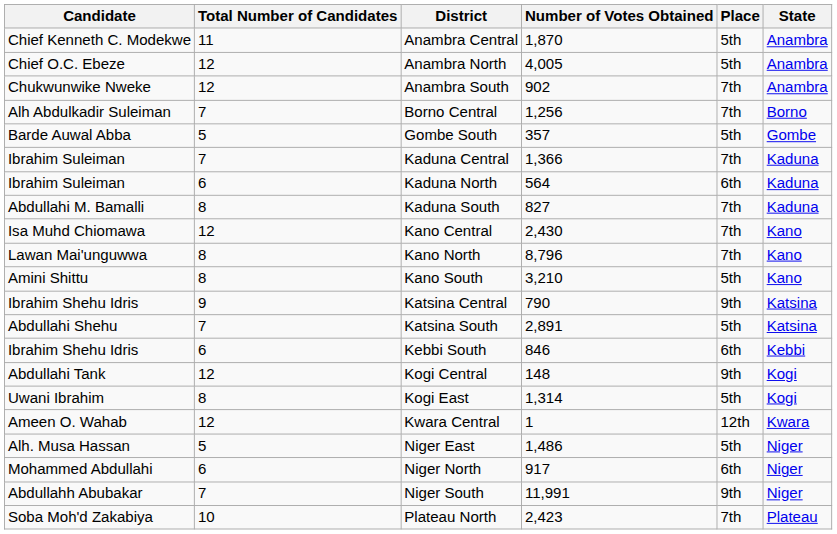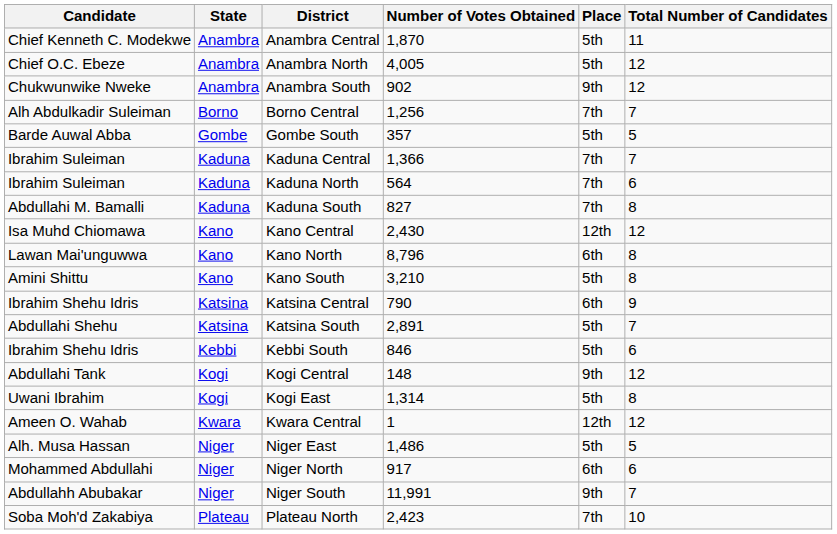columns swapped: (797, 16) <-> (298, 16)
(731, 87) 7th -> (593, 87) 9th
(731, 183) 6th -> (593, 183) 7th
(731, 231) 7th -> (597, 231) 12th
(731, 254) 7th -> (593, 254) 6th
(731, 302) 9th -> (593, 302) 6th
(731, 350) 6th -> (593, 350) 5th
